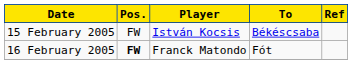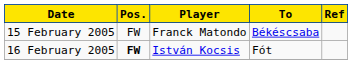(196, 32) István Kocsis -> (199, 32) Franck Matondo
(199, 50) Franck Matondo -> (196, 50) István Kocsis
